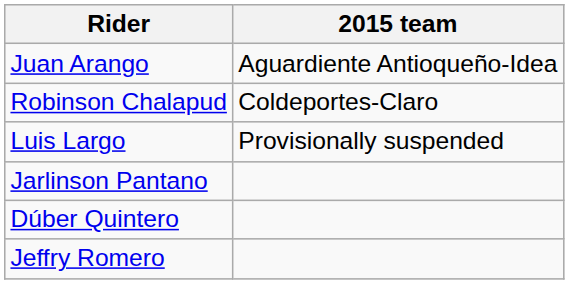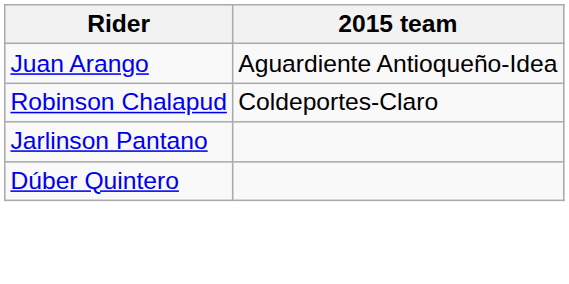- row: (68, 141)
- row: (88, 258)
